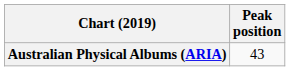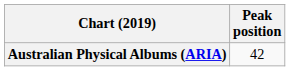(257, 54) 43 -> (257, 54) 42
